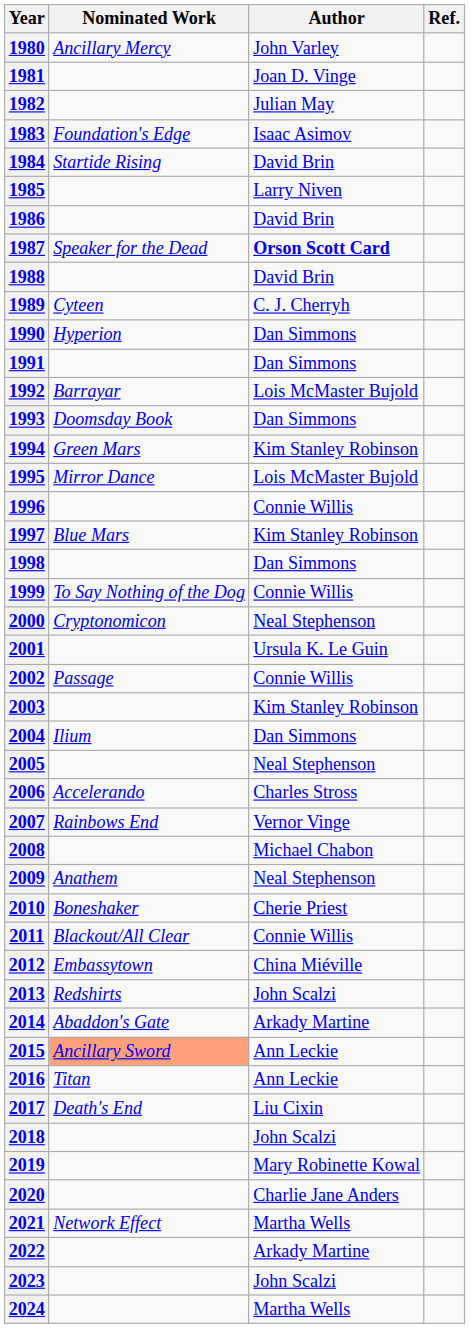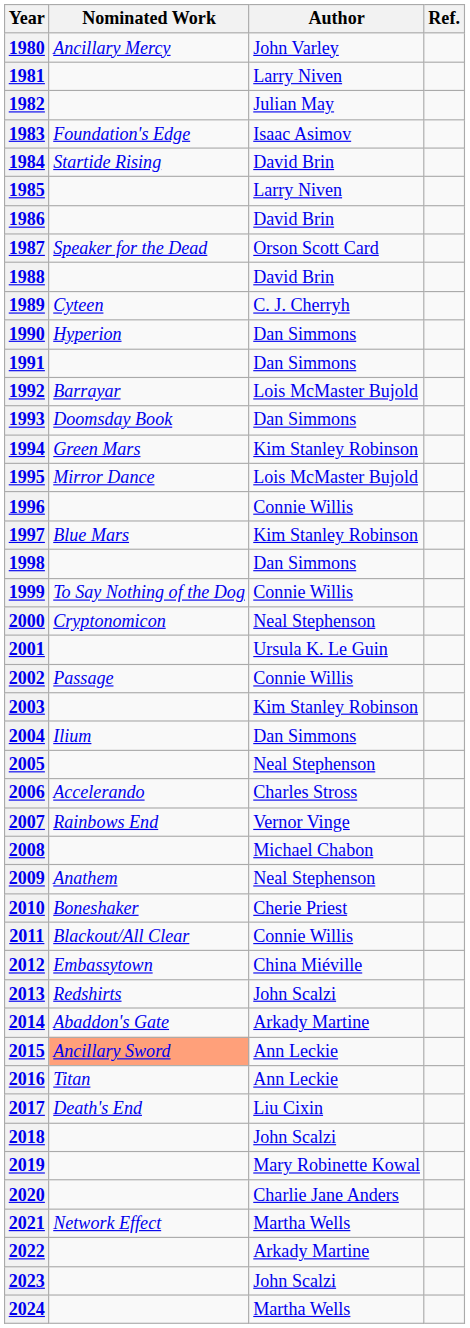(305, 76) Joan D. Vinge -> (298, 76) Larry Niven
(322, 248) bold -> (316, 248) normal
